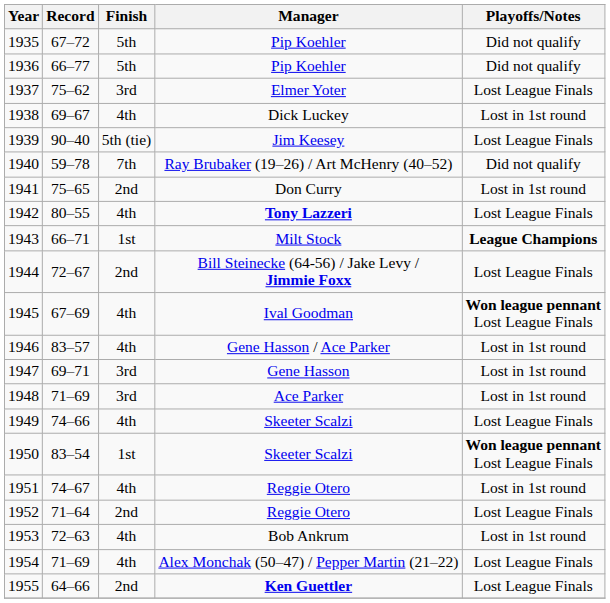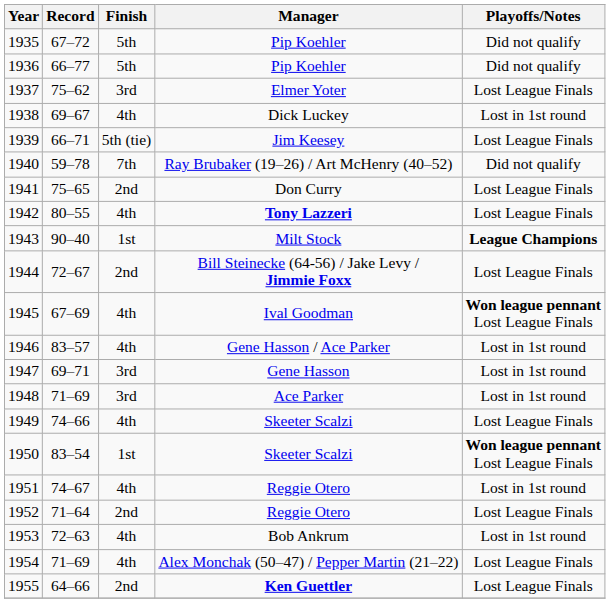(70, 139) 90–40 -> (70, 139) 66–71
(533, 189) Lost in 1st round -> (533, 189) Lost League Finals
(70, 238) 66–71 -> (70, 238) 90–40
